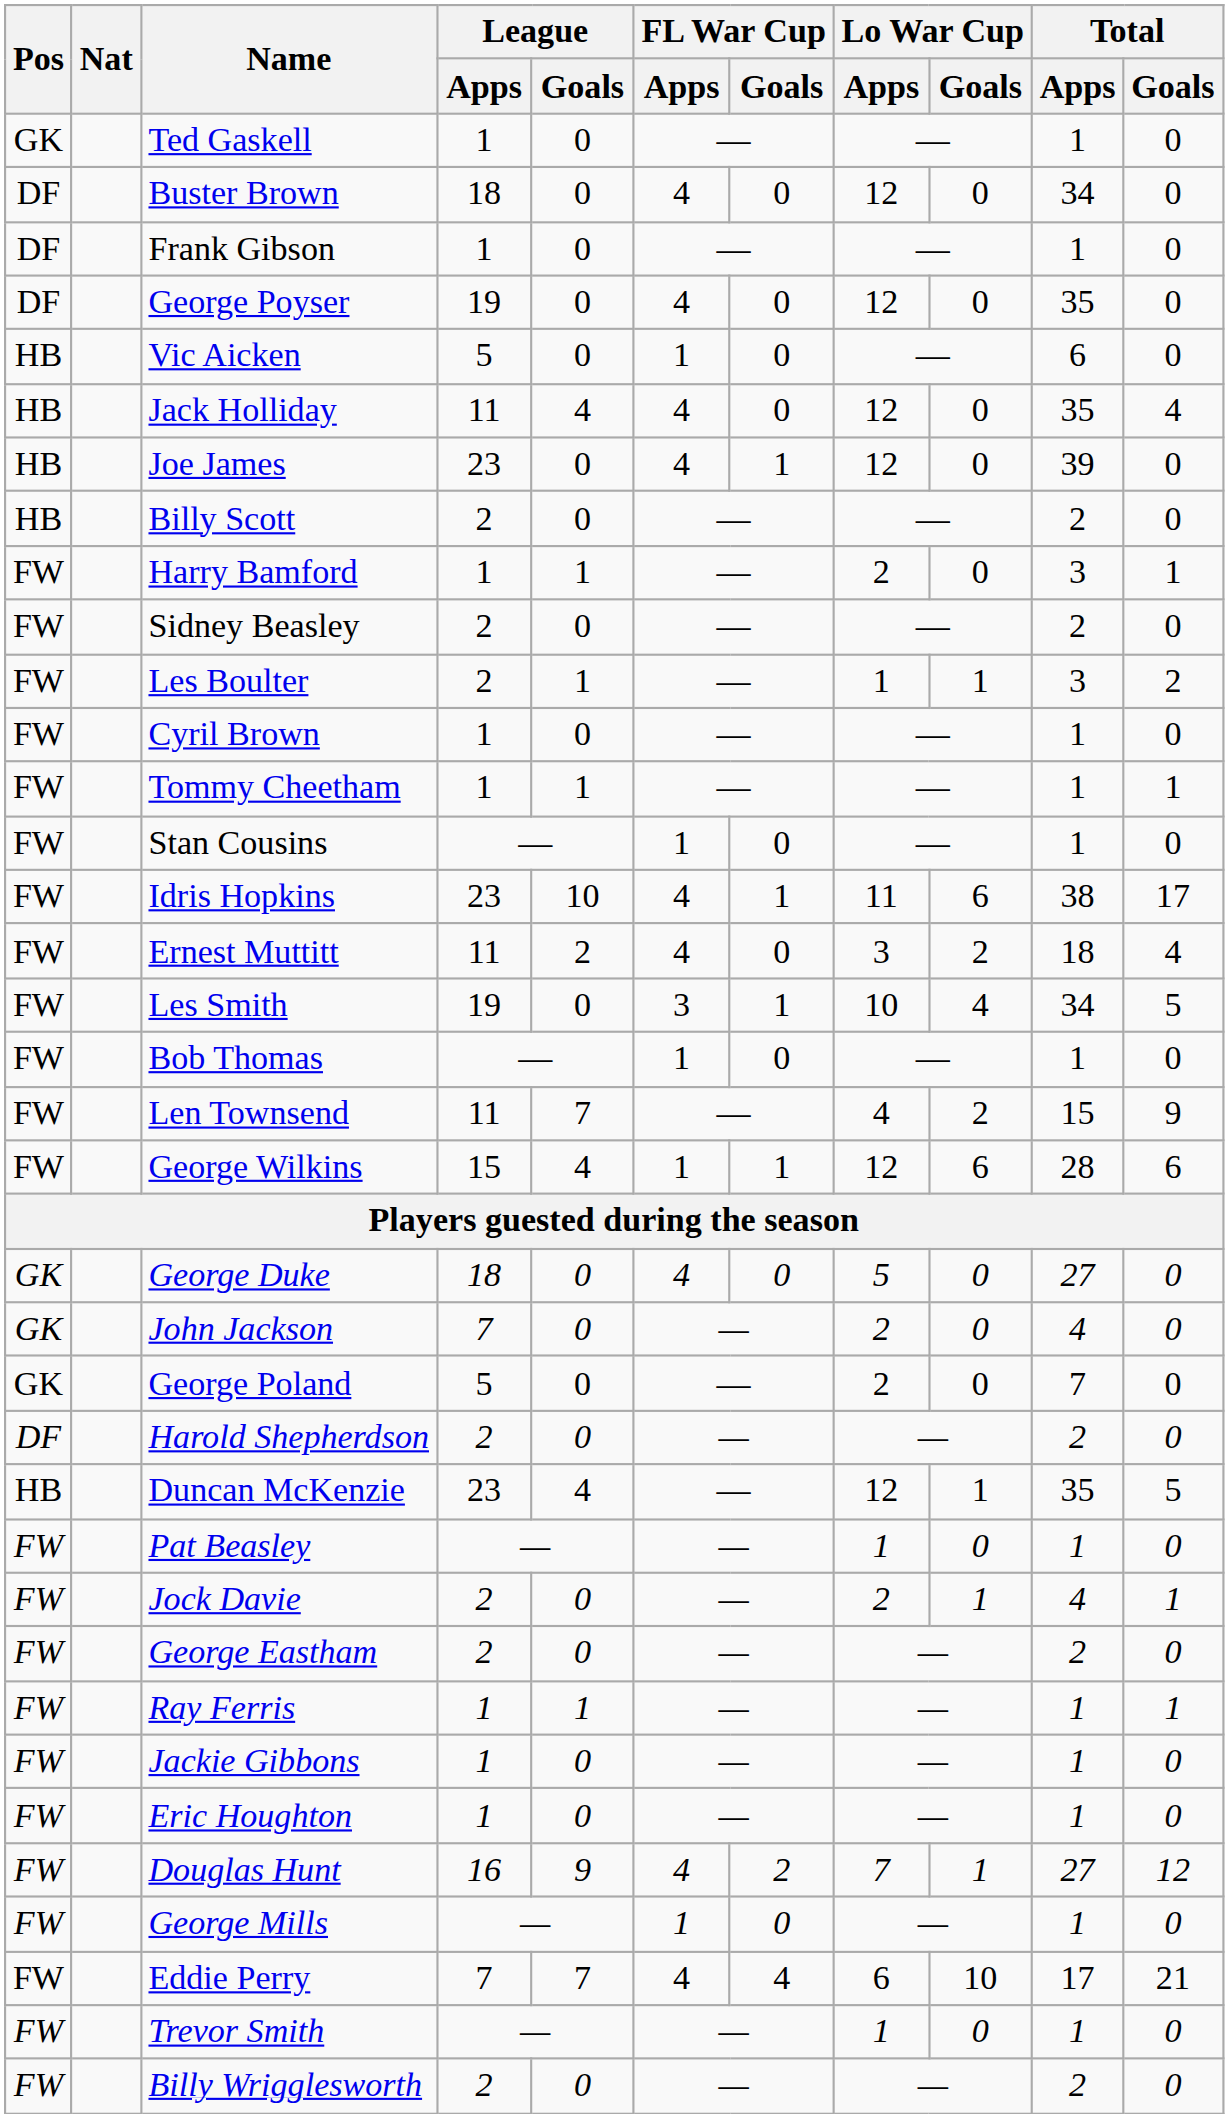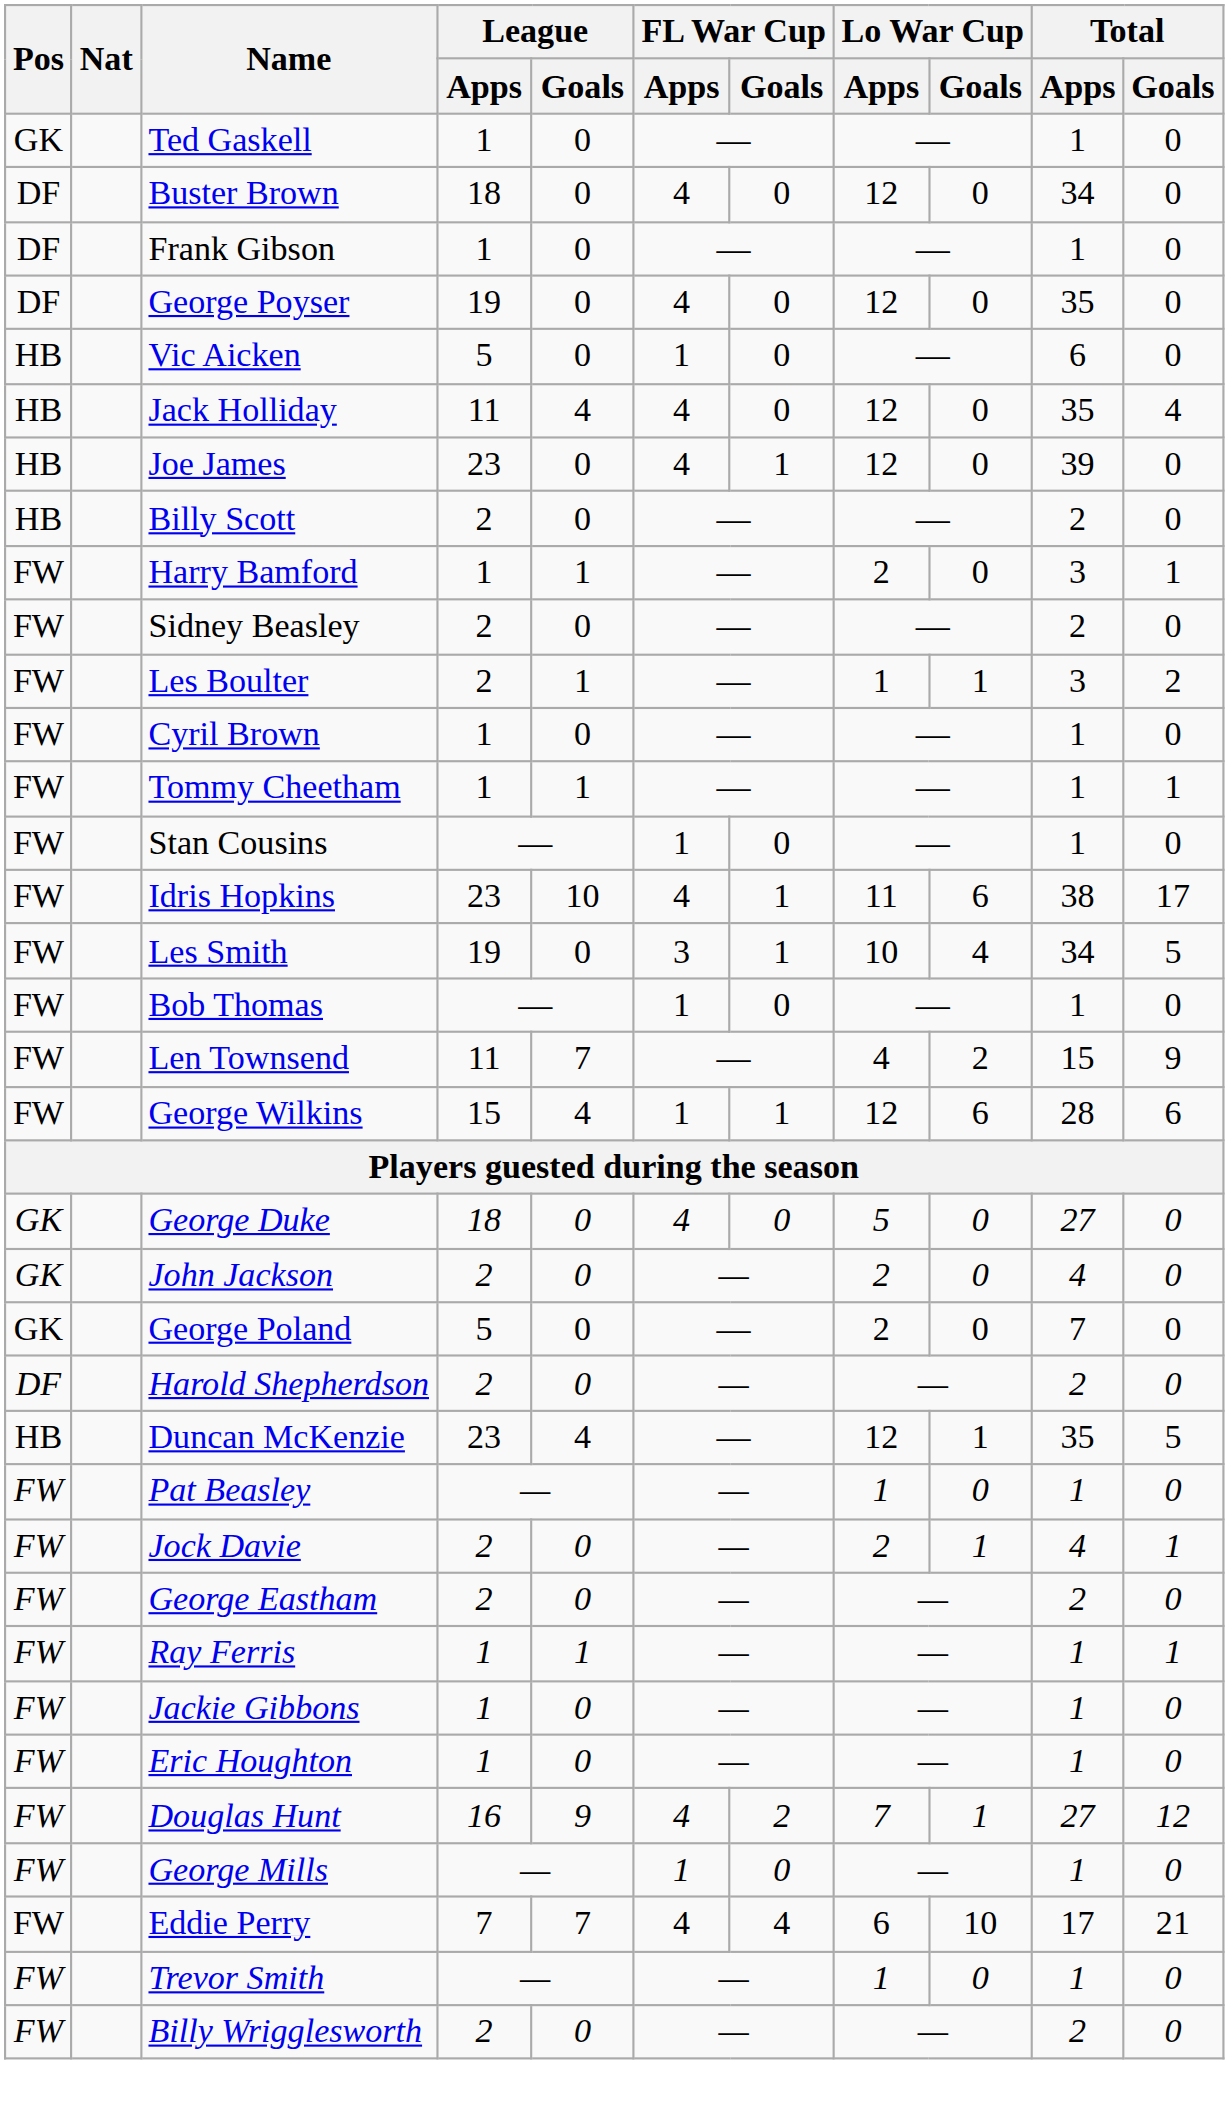- row: (244, 950)
(484, 1328) 7 -> (484, 1274) 2
